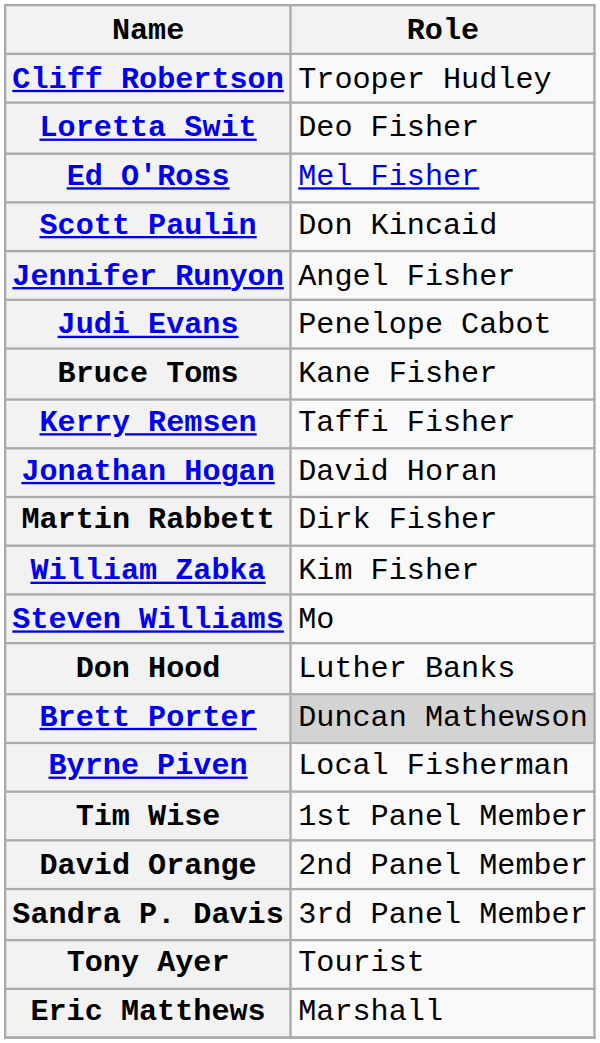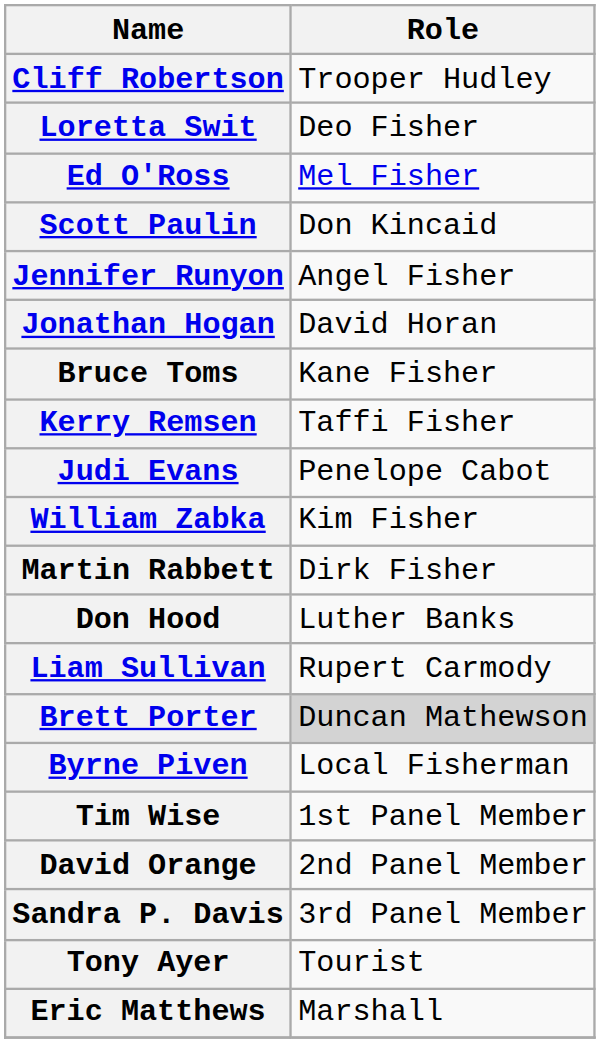rows swapped: (148, 325) <-> (148, 472)
rows swapped: (148, 521) <-> (148, 570)
- row: (148, 620)
+ row: (148, 669)
